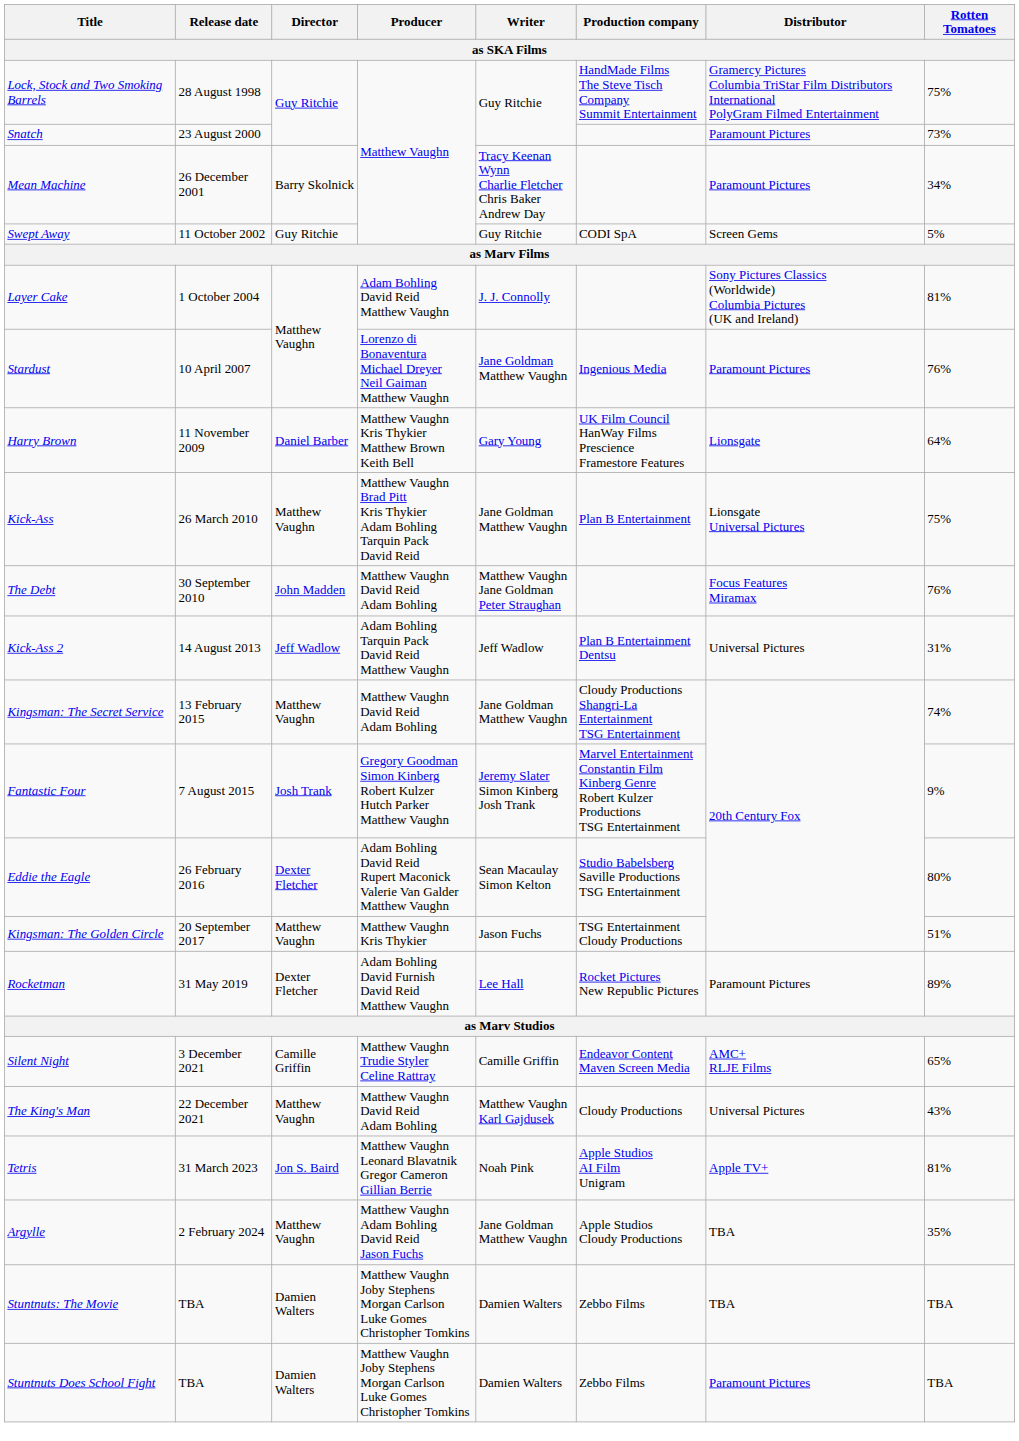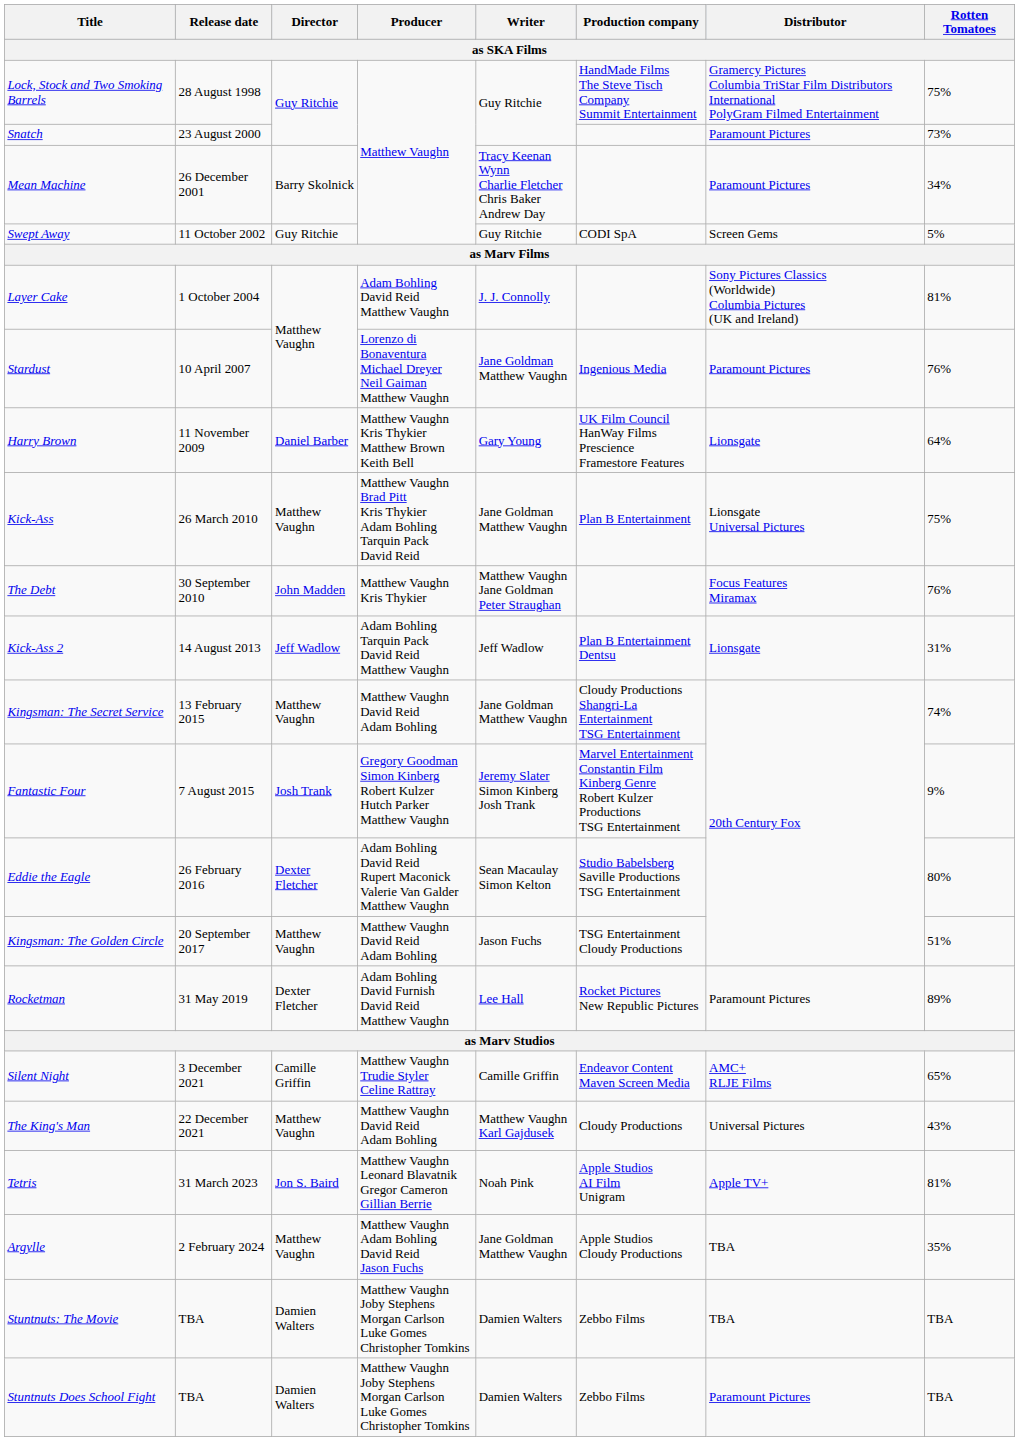(405, 590) Matthew Vaughn David Reid Adam Bohling -> (405, 590) Matthew Vaughn Kris Thykier
(757, 647) Universal Pictures -> (735, 647) Lionsgate
(405, 934) Matthew Vaughn Kris Thykier -> (405, 941) Matthew Vaughn David Reid Adam Bohling
